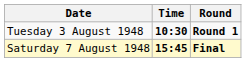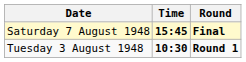rows swapped: (75, 31) <-> (78, 48)
